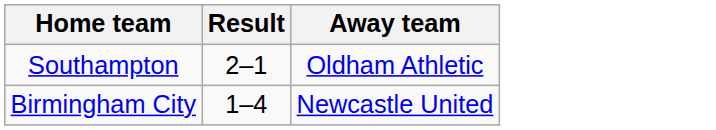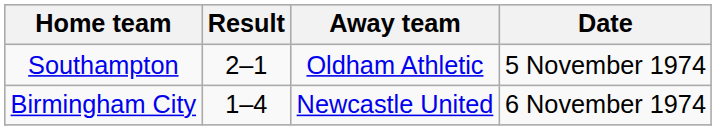+ column: (605, 24)
